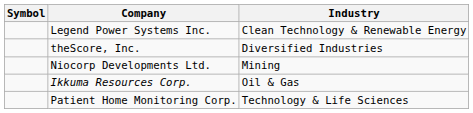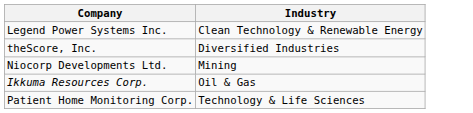- column: (26, 13)
